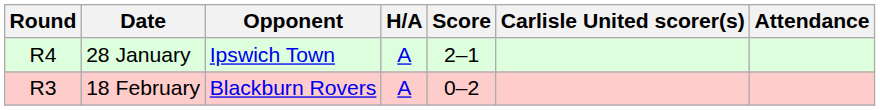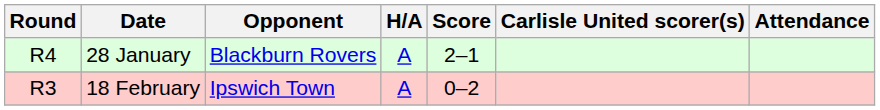(272, 54) Ipswich Town -> (293, 54) Blackburn Rovers
(293, 88) Blackburn Rovers -> (272, 88) Ipswich Town
